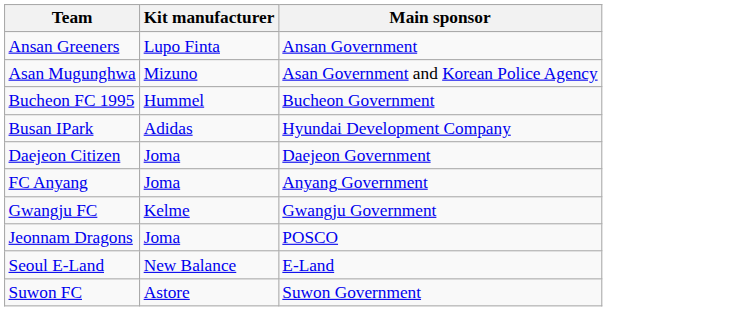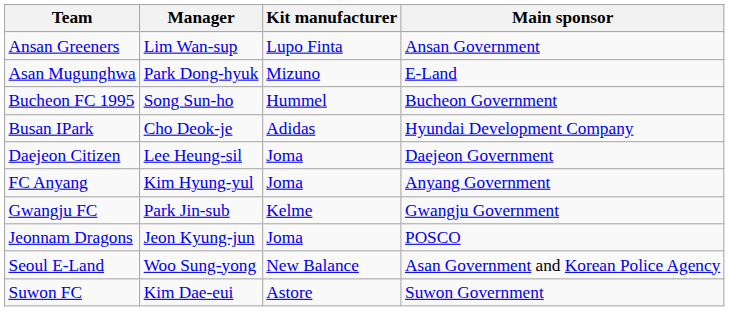+ column: (201, 18)
(440, 73) Asan Government and Korean Police Agency -> (431, 73) E-Land
(308, 264) E-Land -> (563, 264) Asan Government and Korean Police Agency
